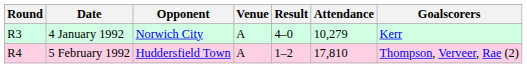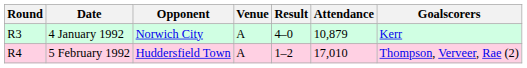(331, 33) 10,279 -> (331, 33) 10,879
(331, 53) 17,810 -> (331, 53) 17,010
